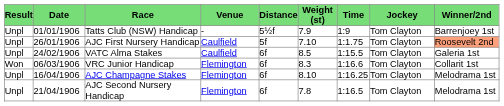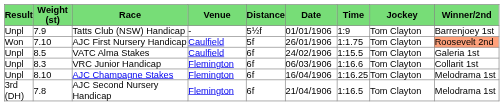columns swapped: (59, 15) <-> (318, 15)
(14, 42) Unpl -> (14, 42) Won
(14, 64) Won -> (14, 64) Unpl
(14, 90) Unpl -> (14, 90) 3rd (DH)
